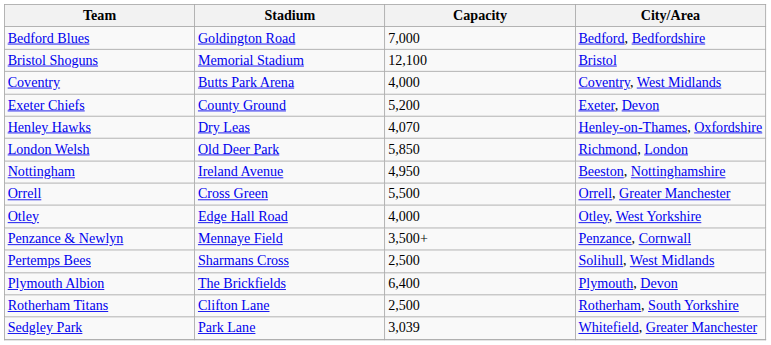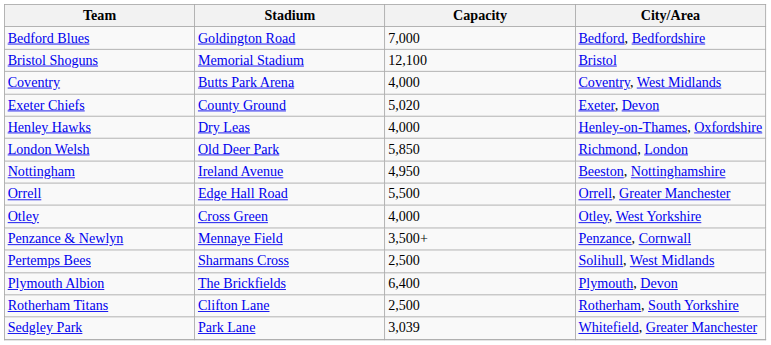(404, 104) 5,200 -> (404, 104) 5,020
(404, 127) 4,070 -> (404, 127) 4,000
(233, 194) Cross Green -> (243, 194) Edge Hall Road
(243, 216) Edge Hall Road -> (233, 216) Cross Green
